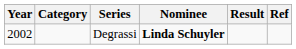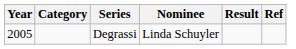(20, 34) 2002 -> (20, 34) 2005
(183, 34) bold -> (181, 34) normal
